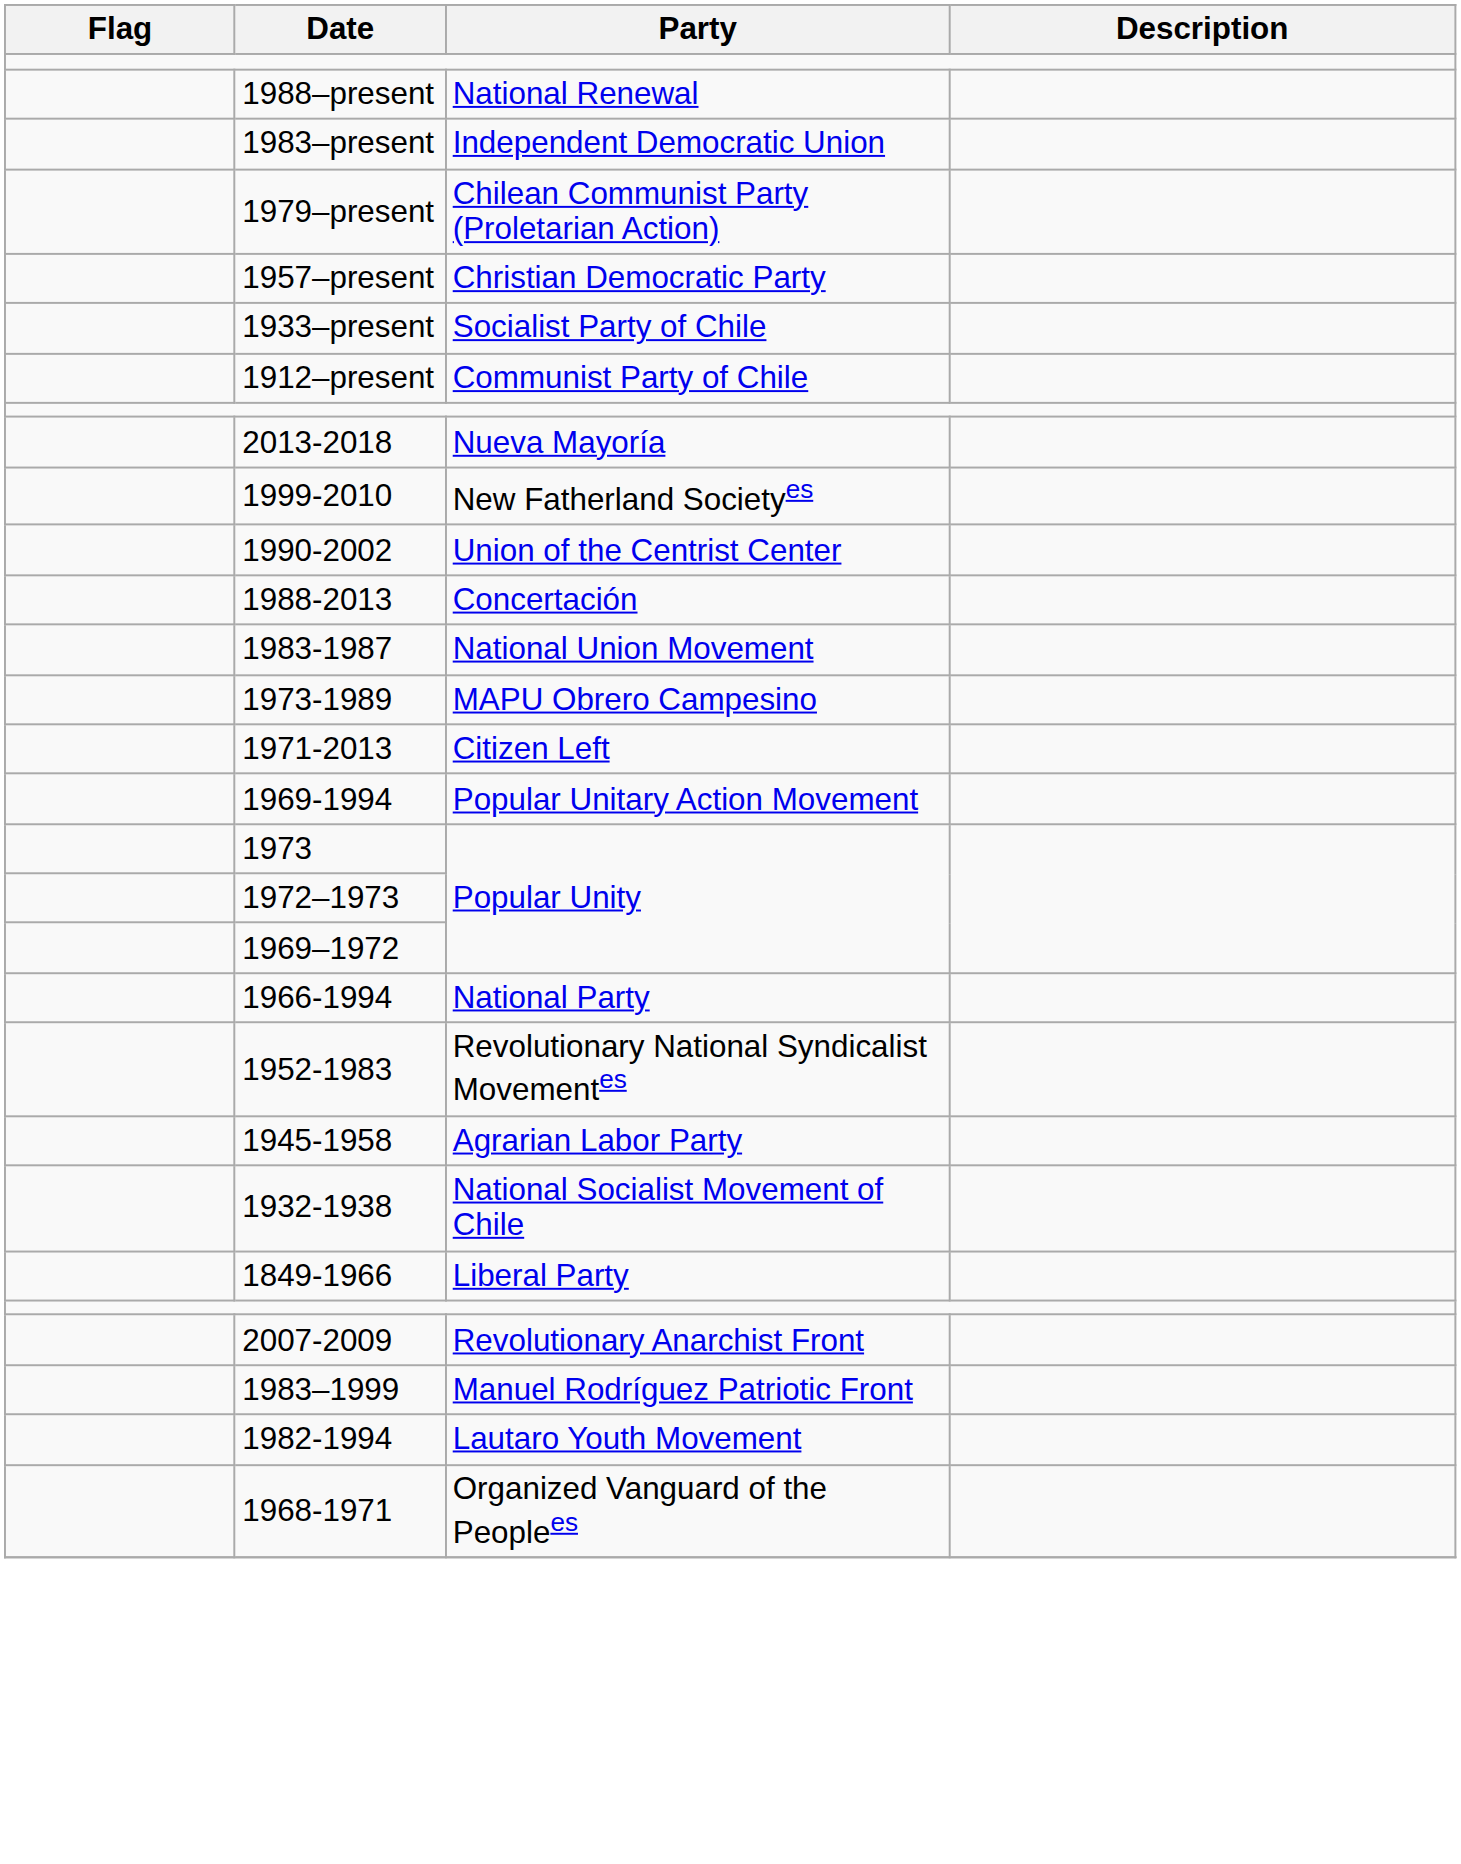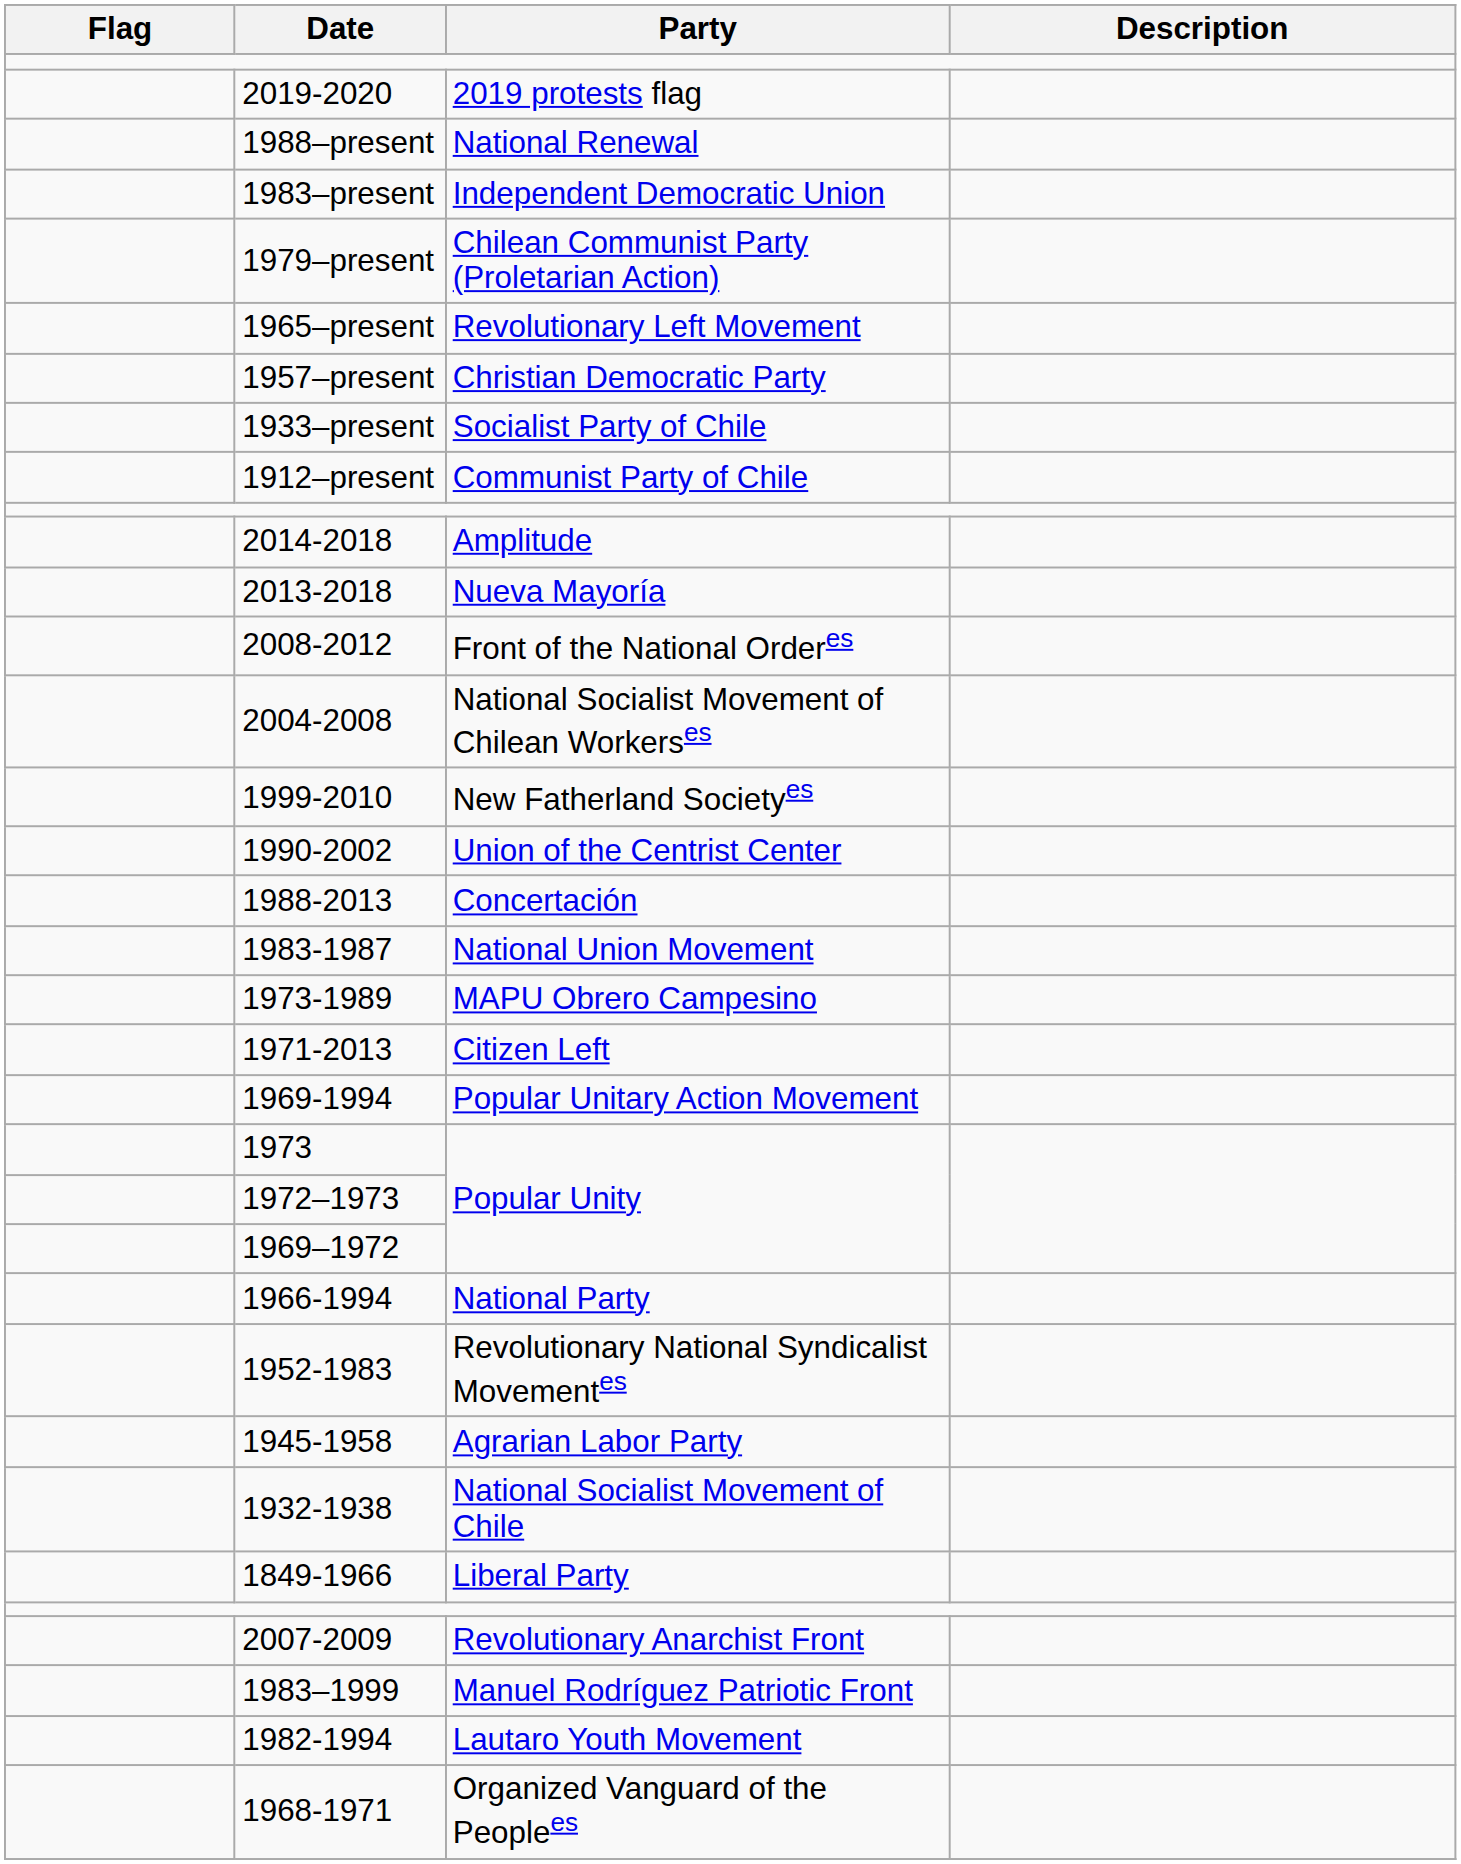+ row: (317, 93)
+ row: (338, 327)
+ row: (317, 541)
+ row: (317, 644)
+ row: (317, 720)
